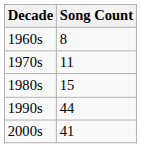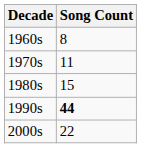(67, 108) normal -> (67, 108) bold
(67, 131) 41 -> (67, 131) 22
